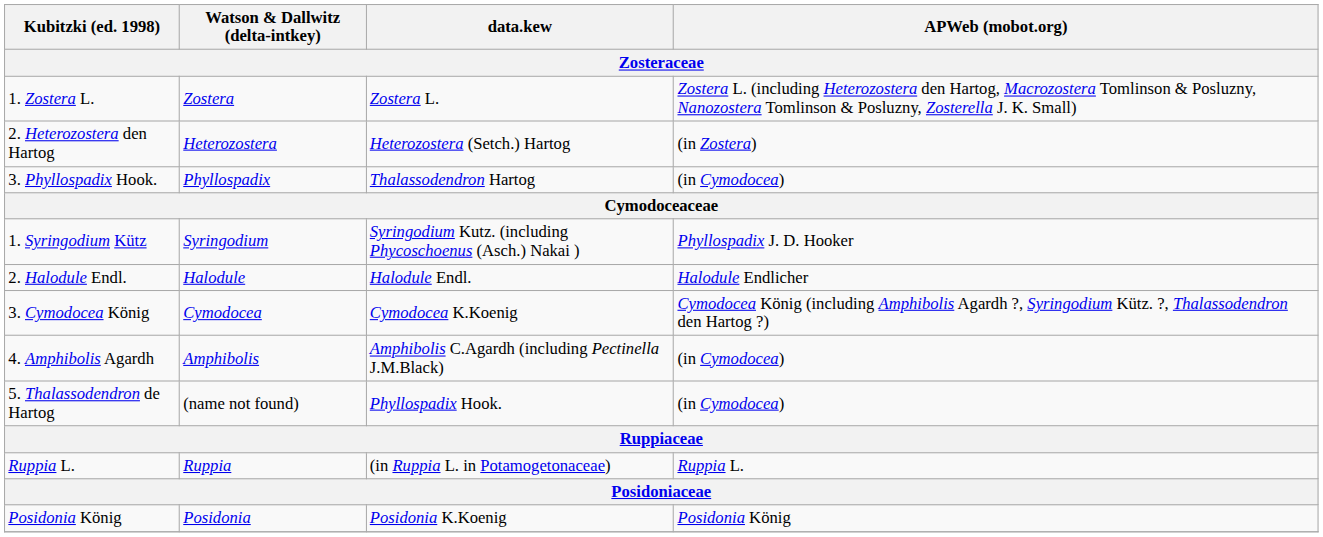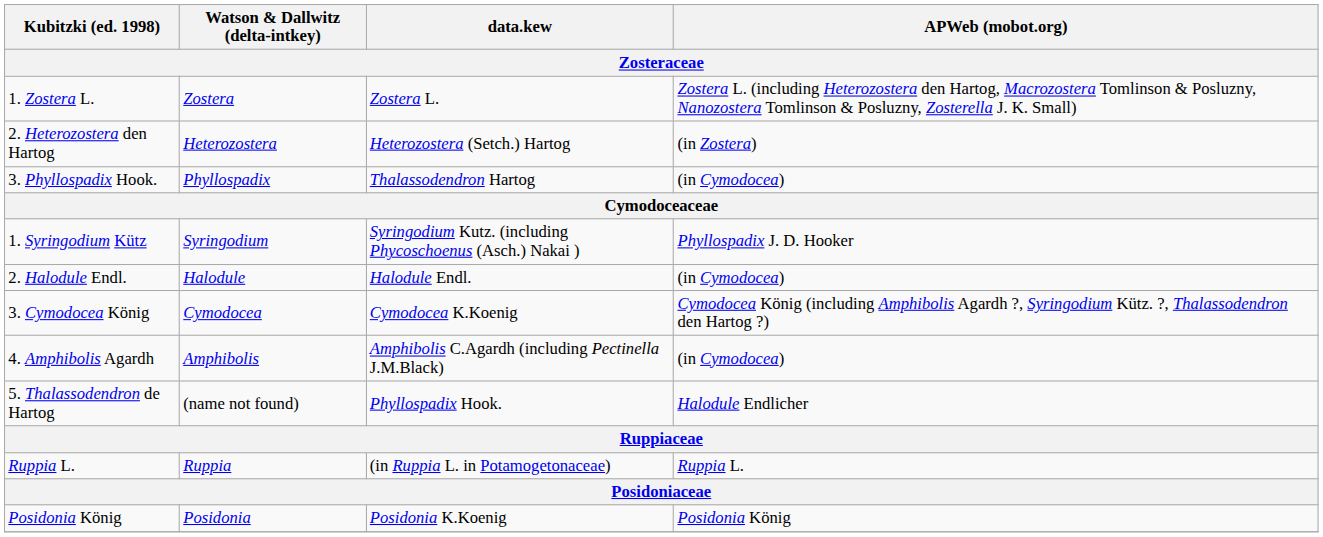(743, 277) Halodule Endlicher -> (731, 277) (in Cymodocea)
(731, 403) (in Cymodocea) -> (743, 403) Halodule Endlicher
